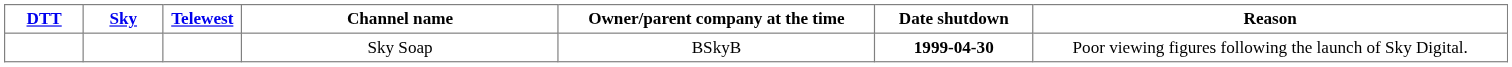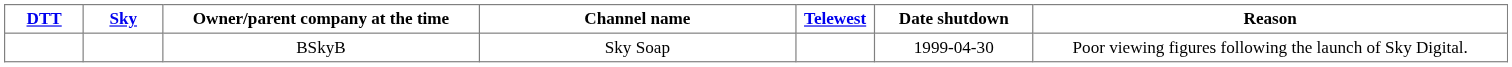columns swapped: (202, 18) <-> (716, 18)
(954, 47) bold -> (954, 47) normal
